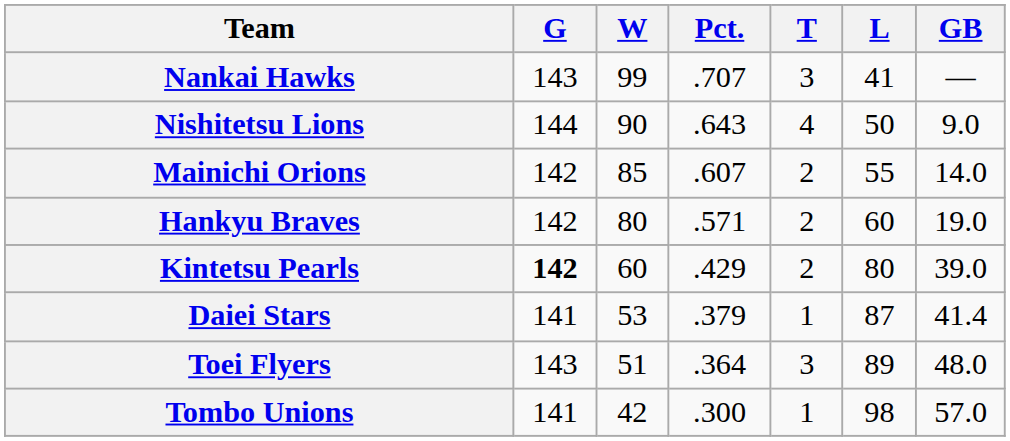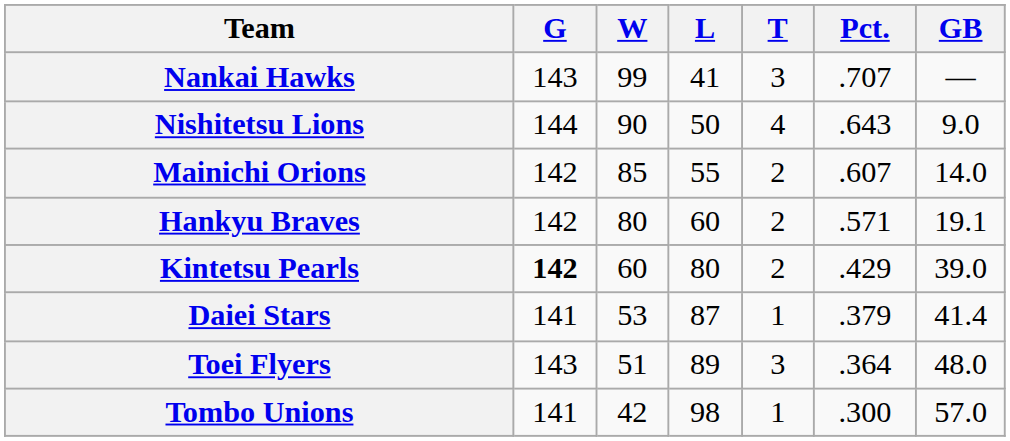columns swapped: (879, 28) <-> (720, 28)
(961, 220) 19.0 -> (961, 220) 19.1
